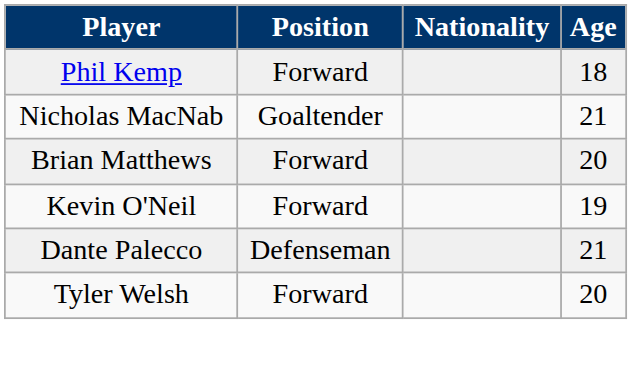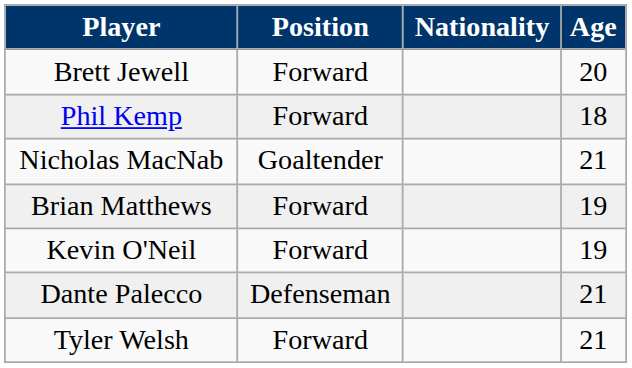+ row: (121, 71)
(593, 160) 20 -> (593, 205) 19
(593, 294) 20 -> (593, 339) 21
